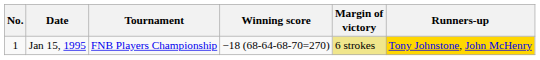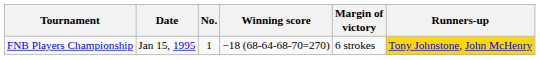columns swapped: (15, 20) <-> (154, 20)
(355, 45) khaki background -> (355, 45) no background
